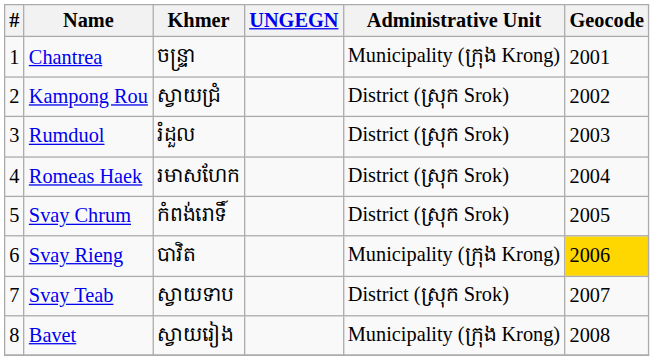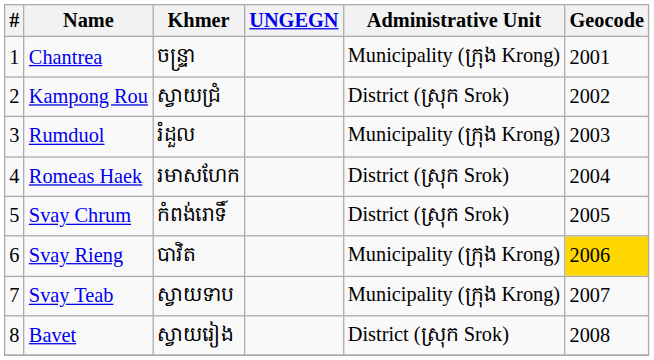(428, 135) District (ស្រុក Srok) -> (454, 135) Municipality (ក្រុង Krong)
(428, 294) District (ស្រុក Srok) -> (454, 294) Municipality (ក្រុង Krong)
(454, 334) Municipality (ក្រុង Krong) -> (428, 334) District (ស្រុក Srok)
